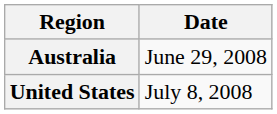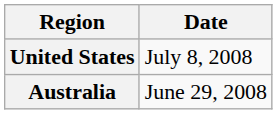rows swapped: (72, 56) <-> (72, 91)
